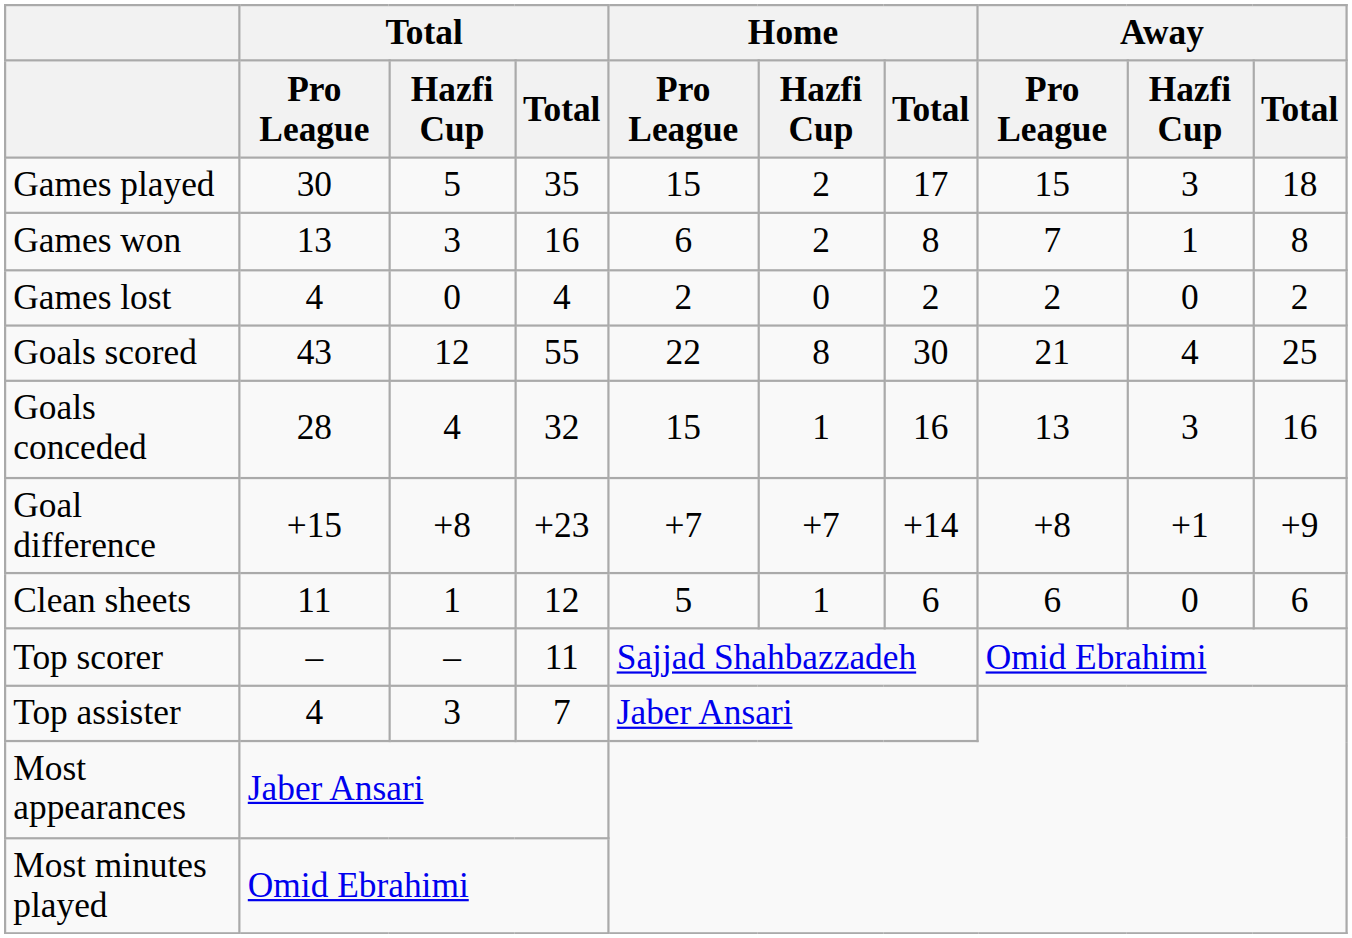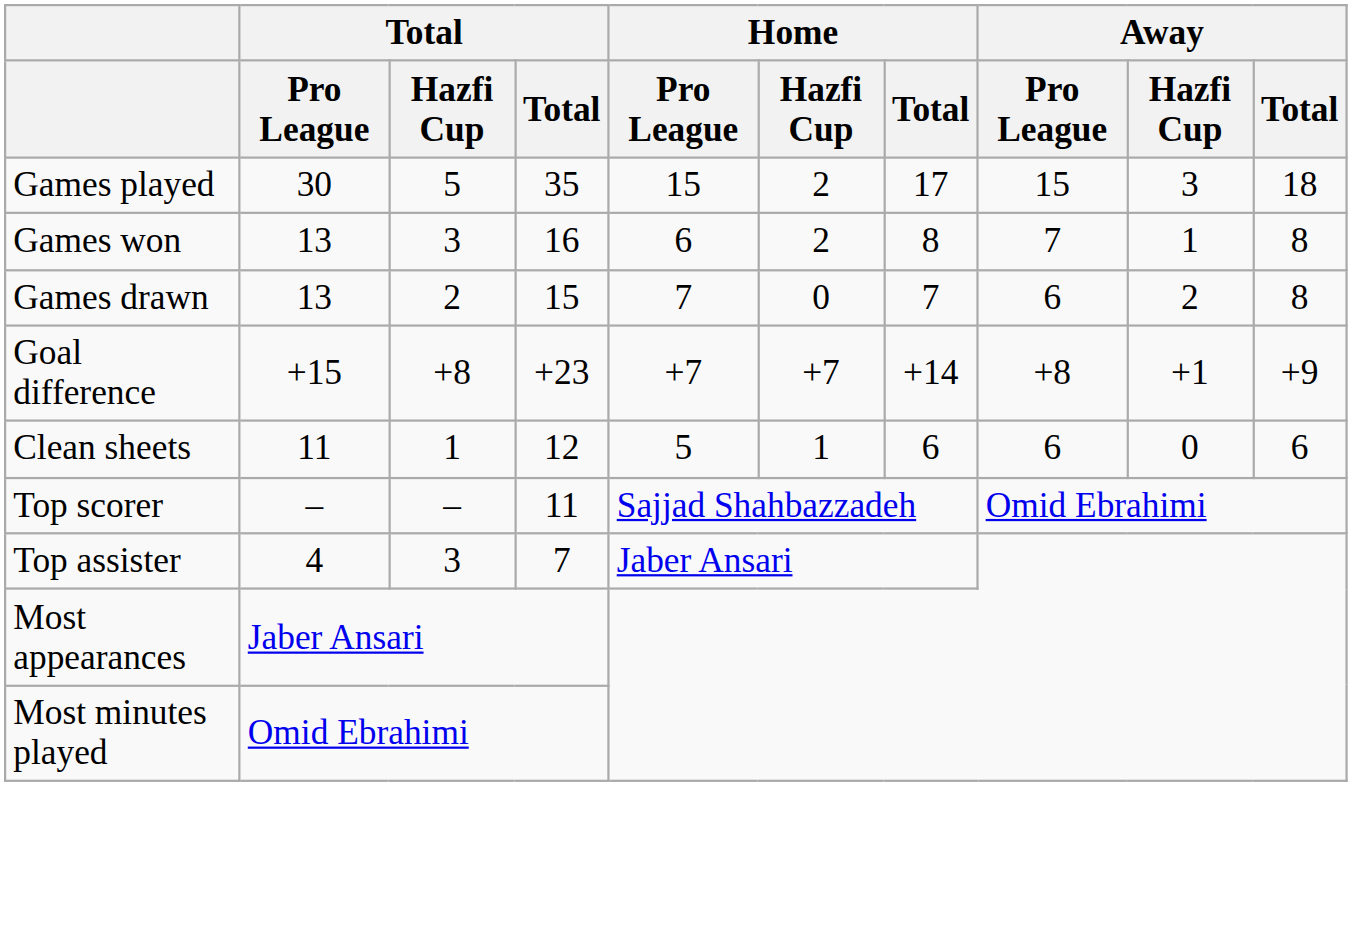+ row: (111, 296)
- row: (92, 296)
- row: (105, 352)
- row: (80, 428)
